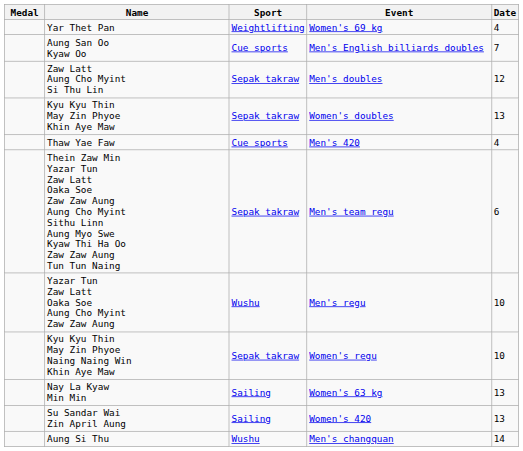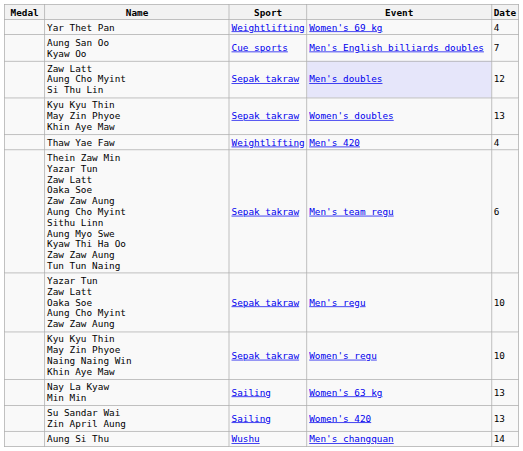(346, 79) no background -> (346, 79) lavender background
(260, 142) Cue sports -> (268, 142) Weightlifting
(246, 302) Wushu -> (265, 302) Sepak takraw
